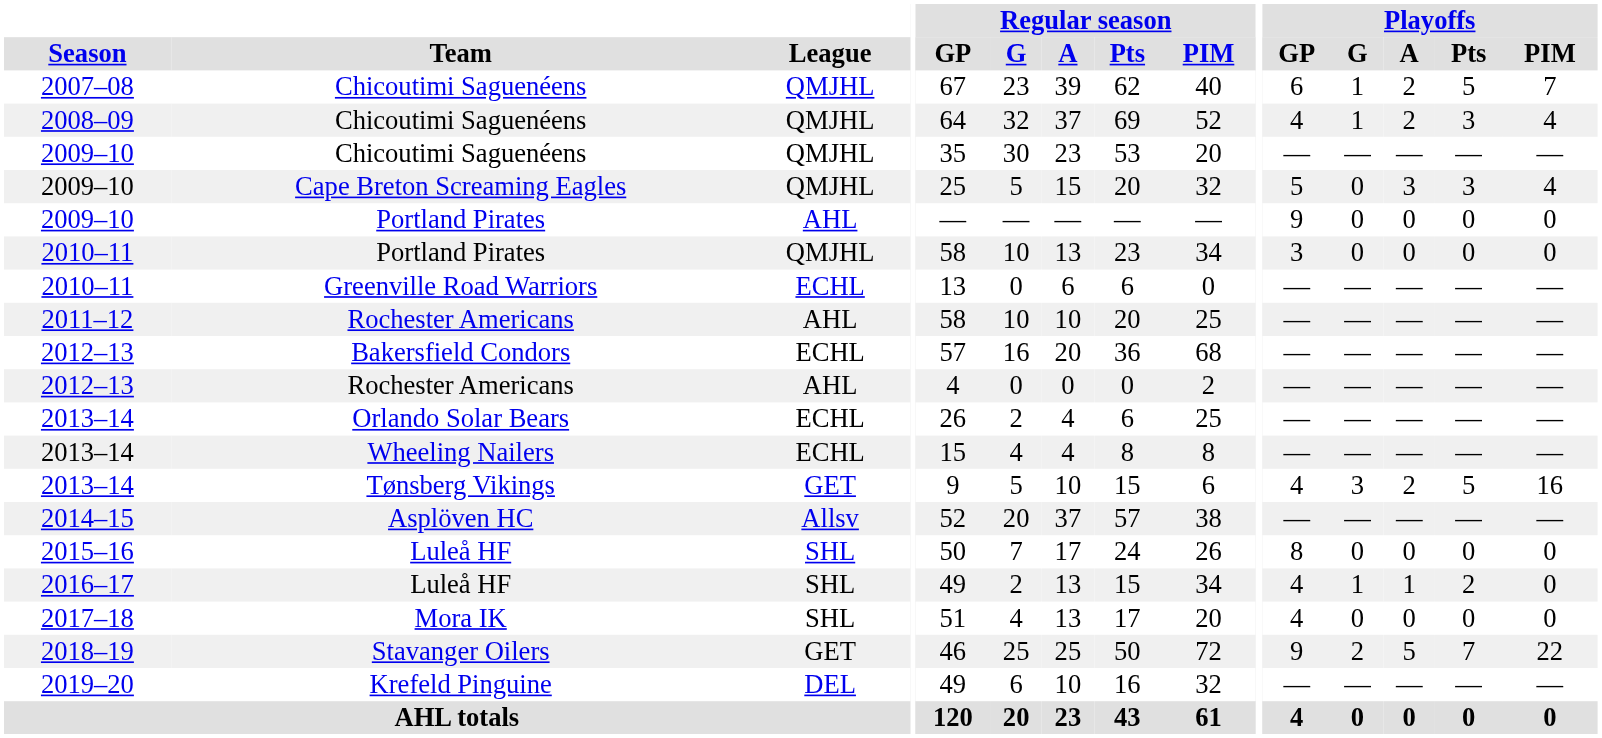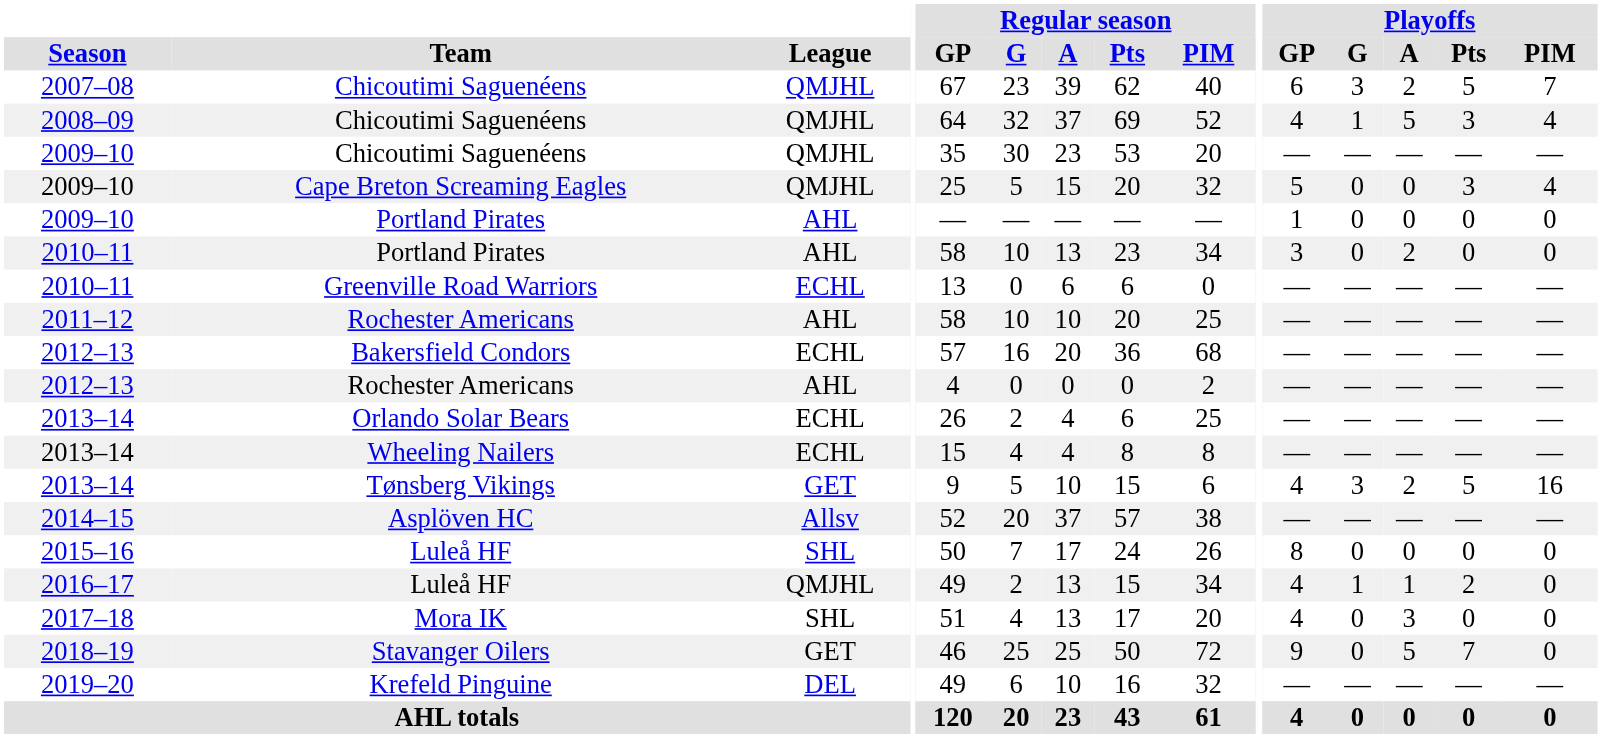(1357, 86) 1 -> (1357, 86) 3
(1409, 119) 2 -> (1409, 119) 5
(1409, 186) 3 -> (1409, 186) 0
(1297, 219) 9 -> (1297, 219) 1
(830, 252) QMJHL -> (830, 252) AHL
(1409, 252) 0 -> (1409, 252) 2
(830, 584) SHL -> (830, 584) QMJHL
(1409, 617) 0 -> (1409, 617) 3
(1357, 651) 2 -> (1357, 651) 0
(1550, 651) 22 -> (1550, 651) 0
